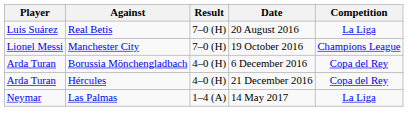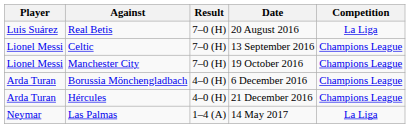+ row: (81, 47)
(359, 64) Copa del Rey -> (361, 81) Champions League
(359, 81) Copa del Rey -> (361, 98) Champions League
